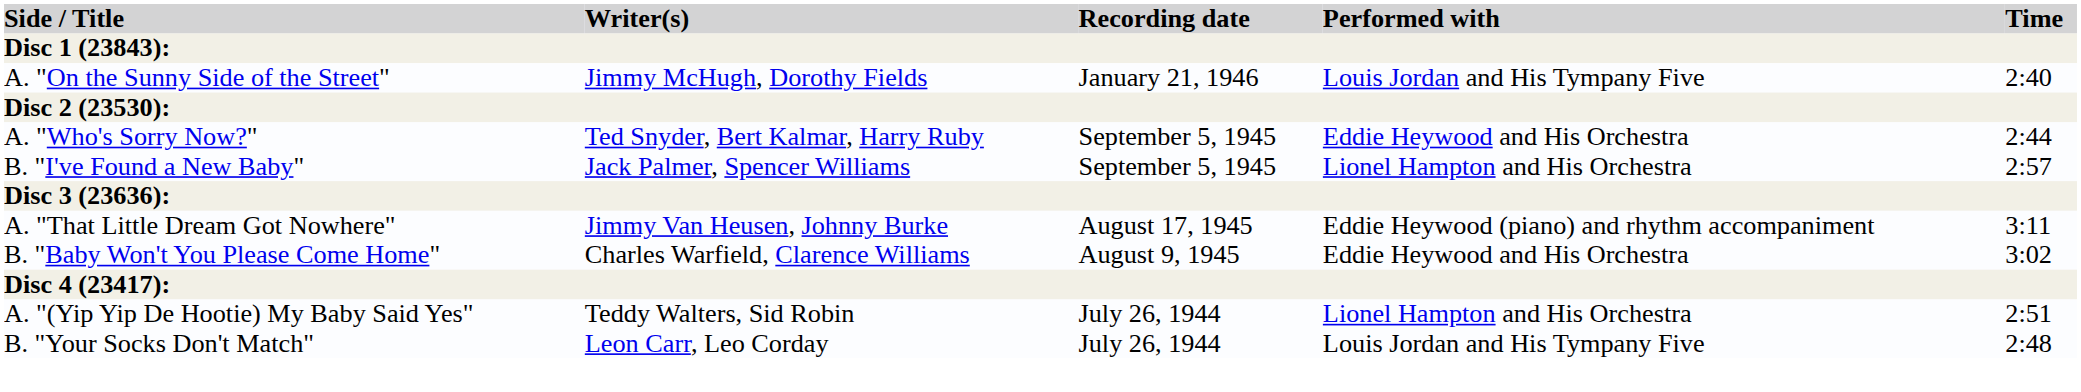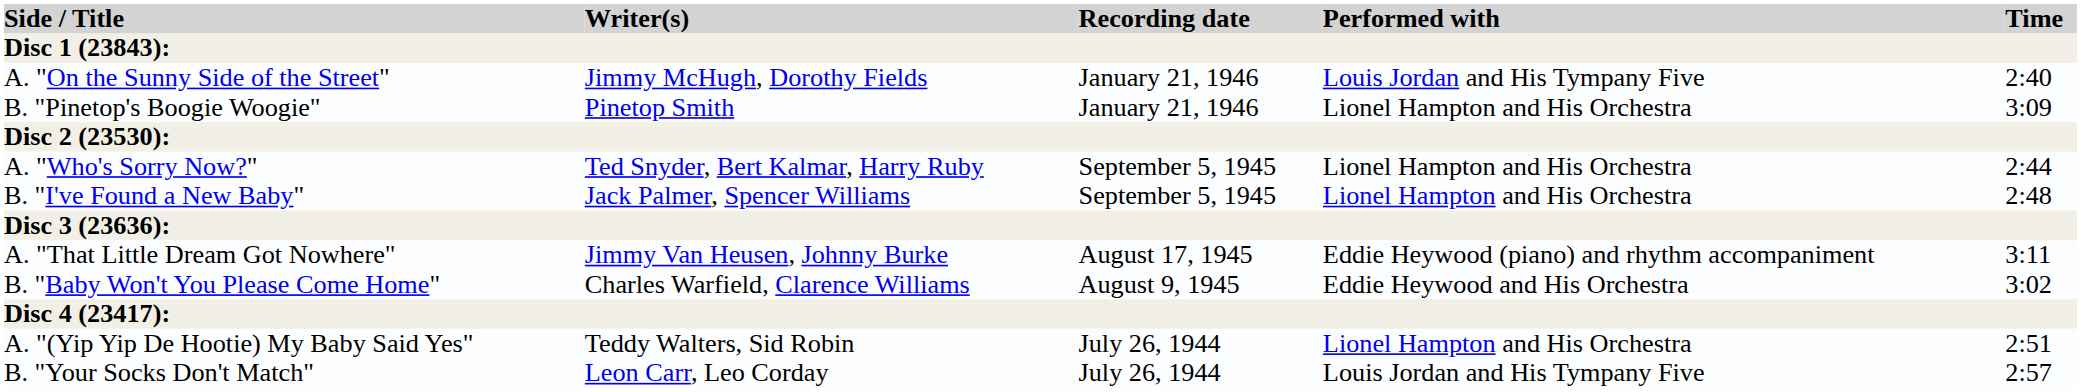+ row: (162, 106)
(1506, 136) Eddie Heywood and His Orchestra -> (1507, 166) Lionel Hampton and His Orchestra
(2029, 166) 2:57 -> (2029, 195) 2:48
(2029, 343) 2:48 -> (2029, 372) 2:57
